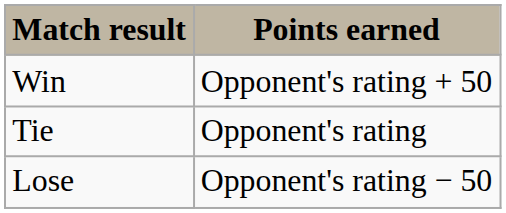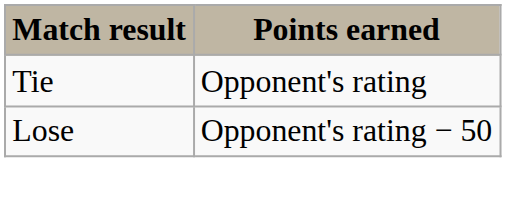- row: (39, 80)
